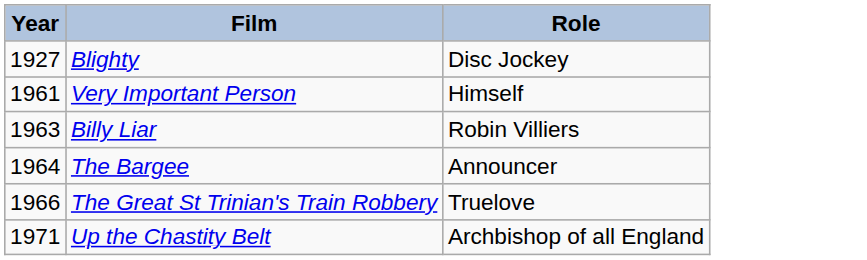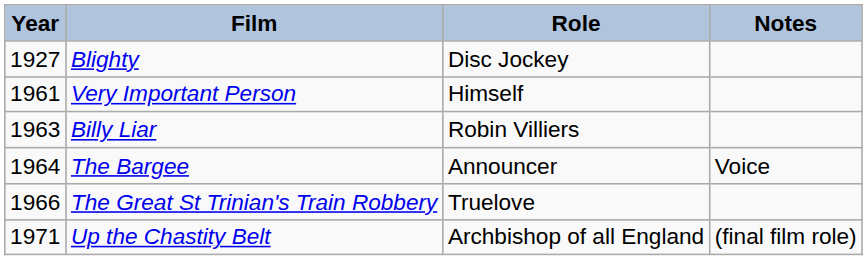+ column: (786, 23)
